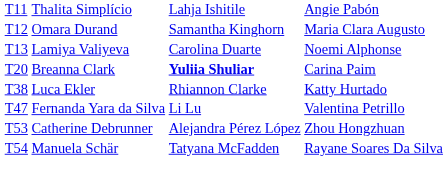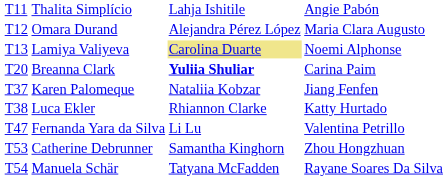(226, 29) Samantha Kinghorn -> (235, 29) Alejandra Pérez López
(215, 49) no background -> (215, 49) khaki background
+ row: (83, 89)
(235, 128) Alejandra Pérez López -> (226, 148) Samantha Kinghorn
